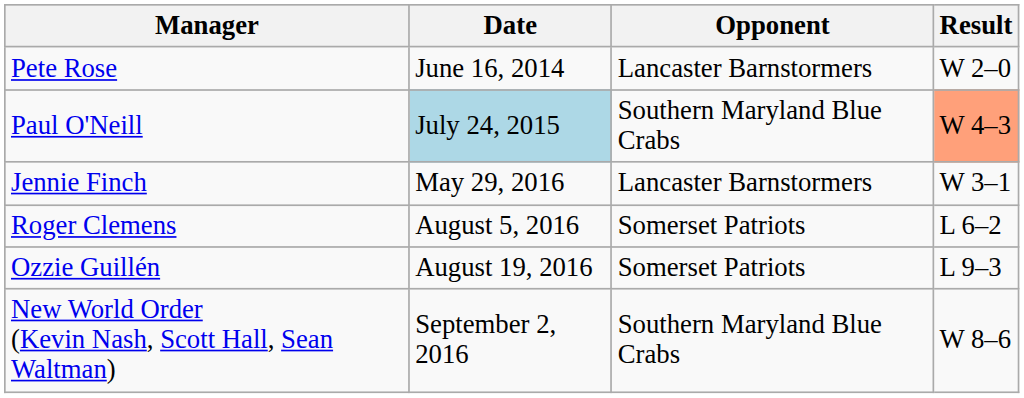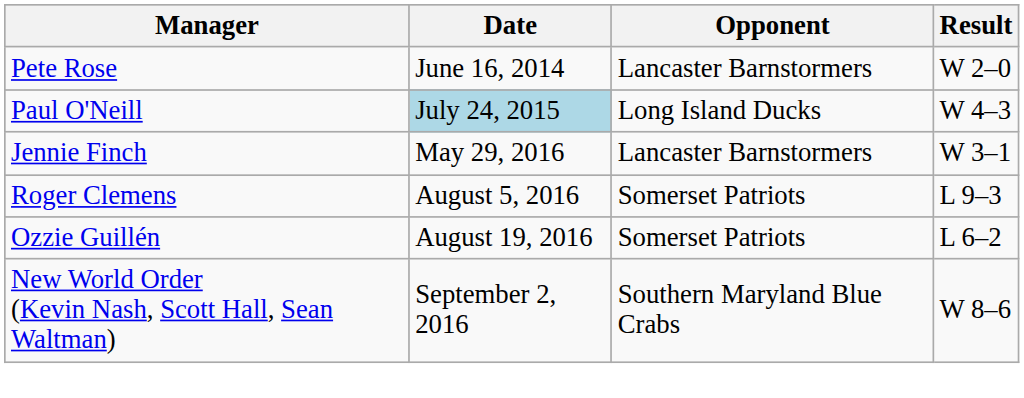(750, 125) Southern Maryland Blue Crabs -> (719, 110) Long Island Ducks
(975, 125) lightsalmon background -> (975, 110) no background
(971, 225) L 6–2 -> (971, 195) L 9–3
(971, 267) L 9–3 -> (971, 237) L 6–2
